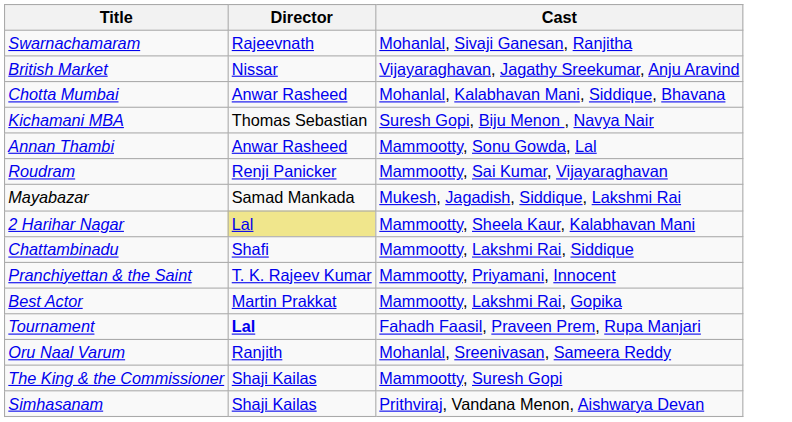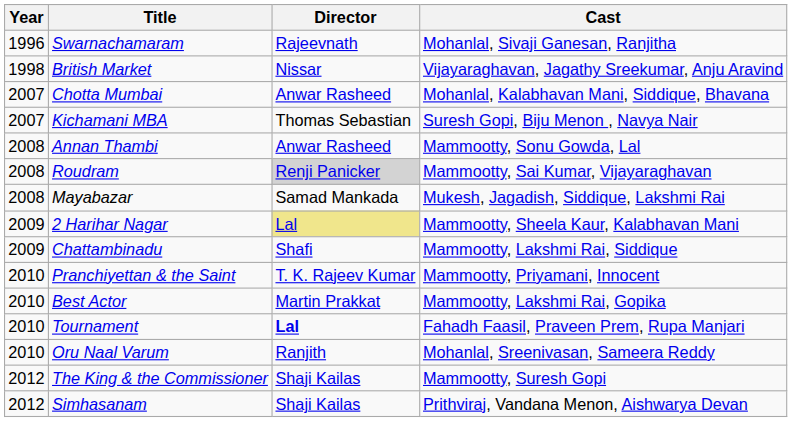+ column: (26, 18)
(284, 172) no background -> (328, 172) lightgrey background
